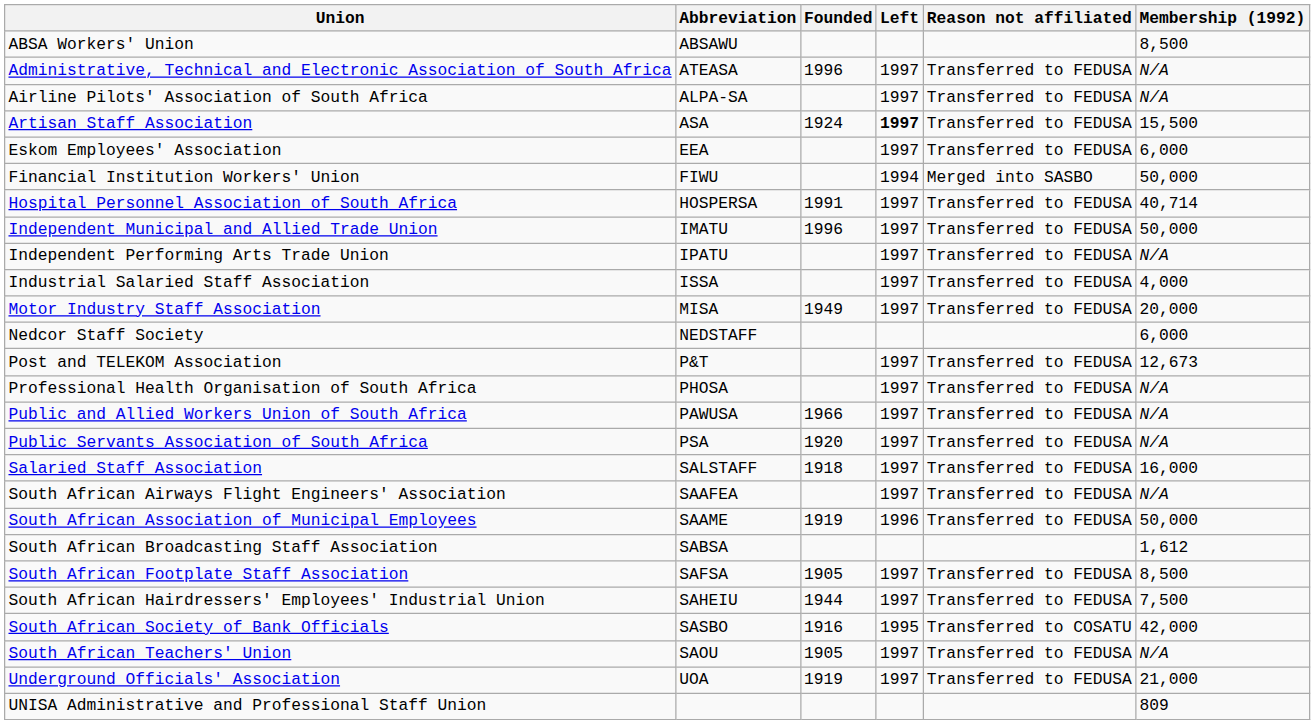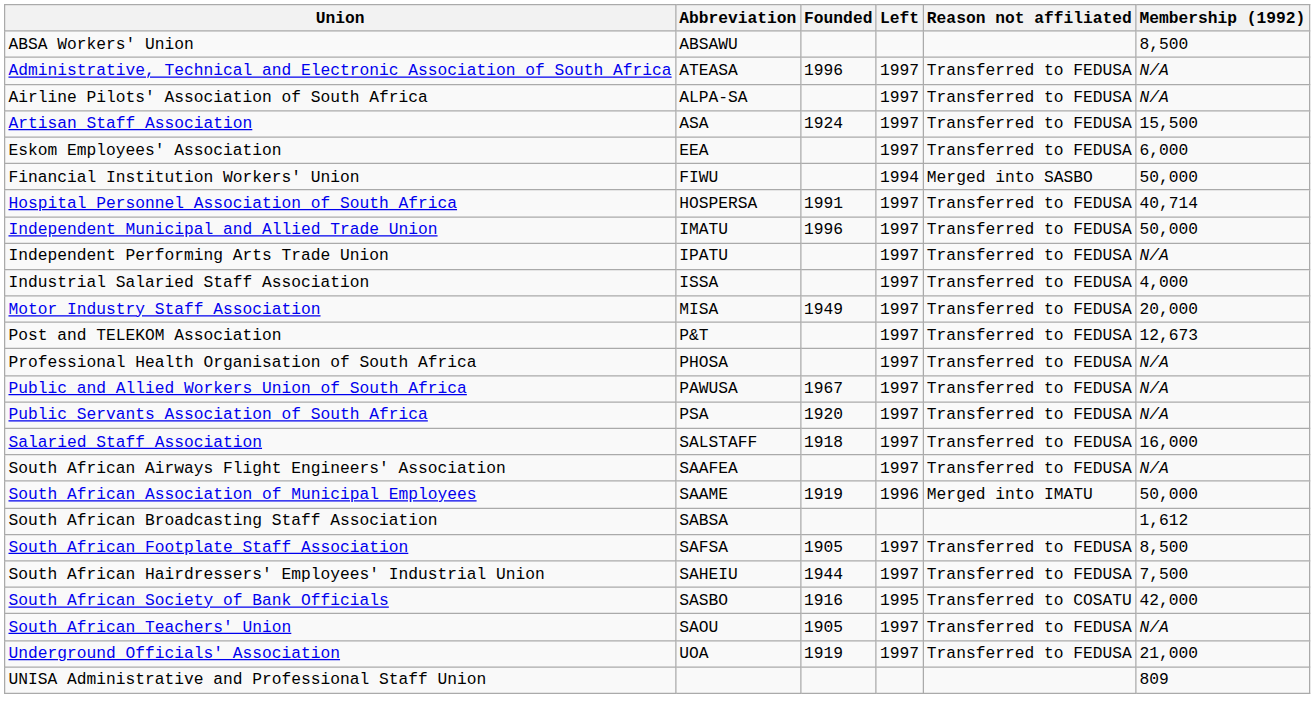(900, 124) bold -> (900, 124) normal
- row: (106, 336)
(824, 415) 1966 -> (824, 389) 1967
(1029, 521) Transferred to FEDUSA -> (1010, 495) Merged into IMATU
